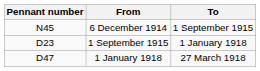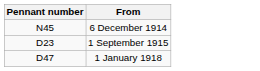- column: (213, 12)
